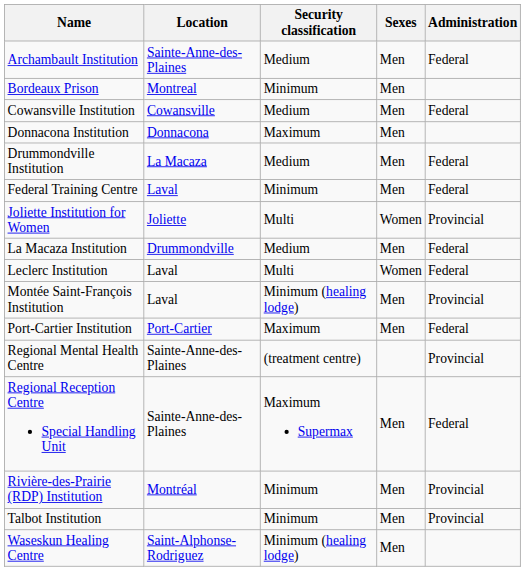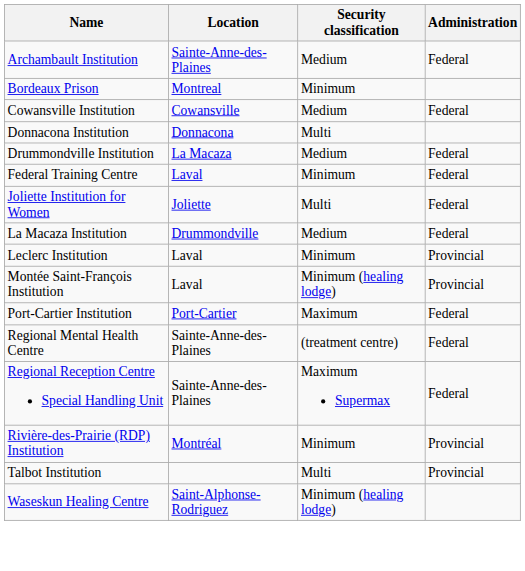- column: (401, 22)
(292, 132) Maximum -> (316, 132) Multi
(456, 219) Provincial -> (448, 204) Federal
(279, 270) Multi -> (328, 255) Minimum
(448, 270) Federal -> (456, 255) Provincial
(456, 358) Provincial -> (448, 342) Federal
(291, 519) Minimum -> (316, 473) Multi
